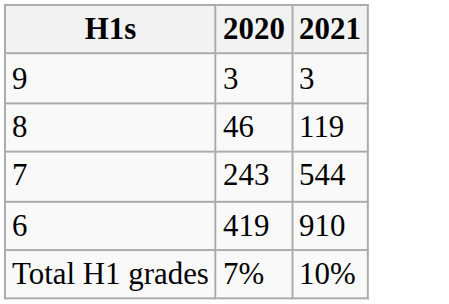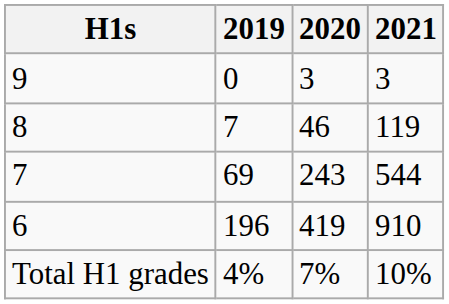+ column: (254, 28)
